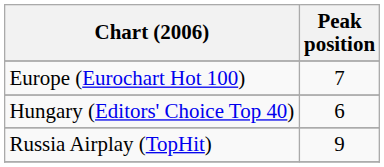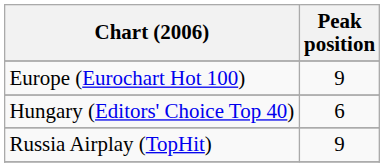(340, 77) 7 -> (340, 77) 9
